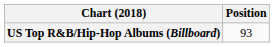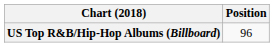(246, 32) 93 -> (246, 32) 96
